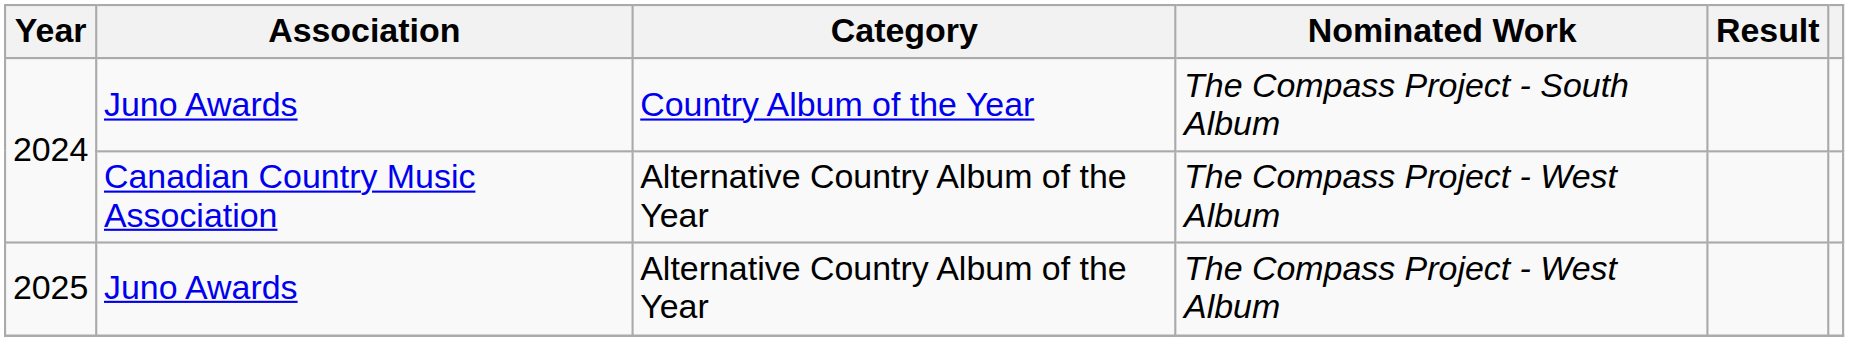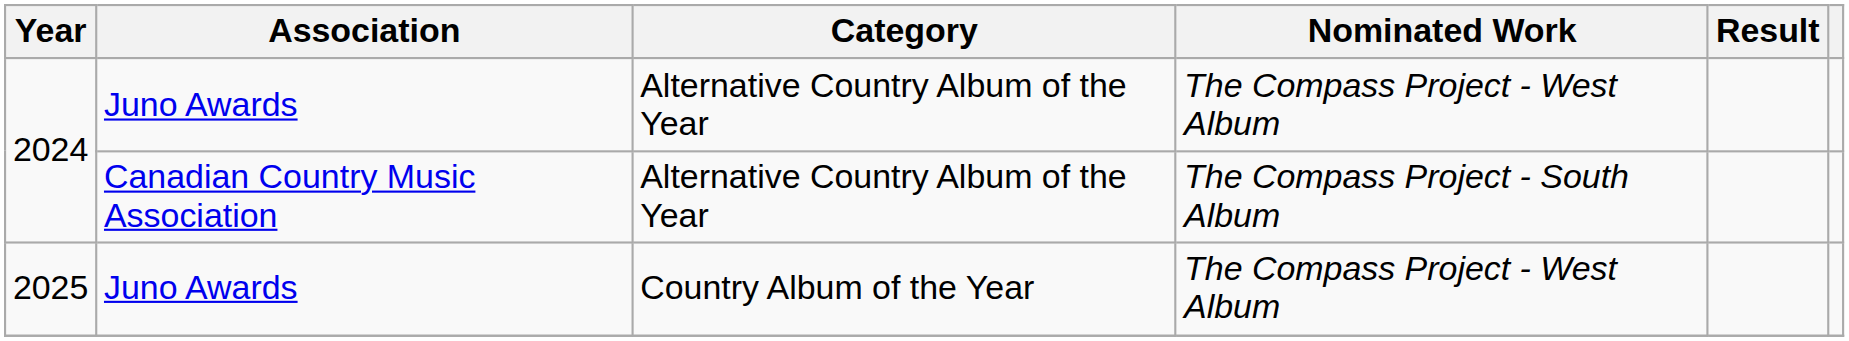(837, 104) Country Album of the Year -> (883, 104) Alternative Country Album of the Year
(1407, 104) The Compass Project - South Album -> (1401, 104) The Compass Project - West Album
(1401, 196) The Compass Project - West Album -> (1407, 196) The Compass Project - South Album
(883, 288) Alternative Country Album of the Year -> (837, 288) Country Album of the Year
